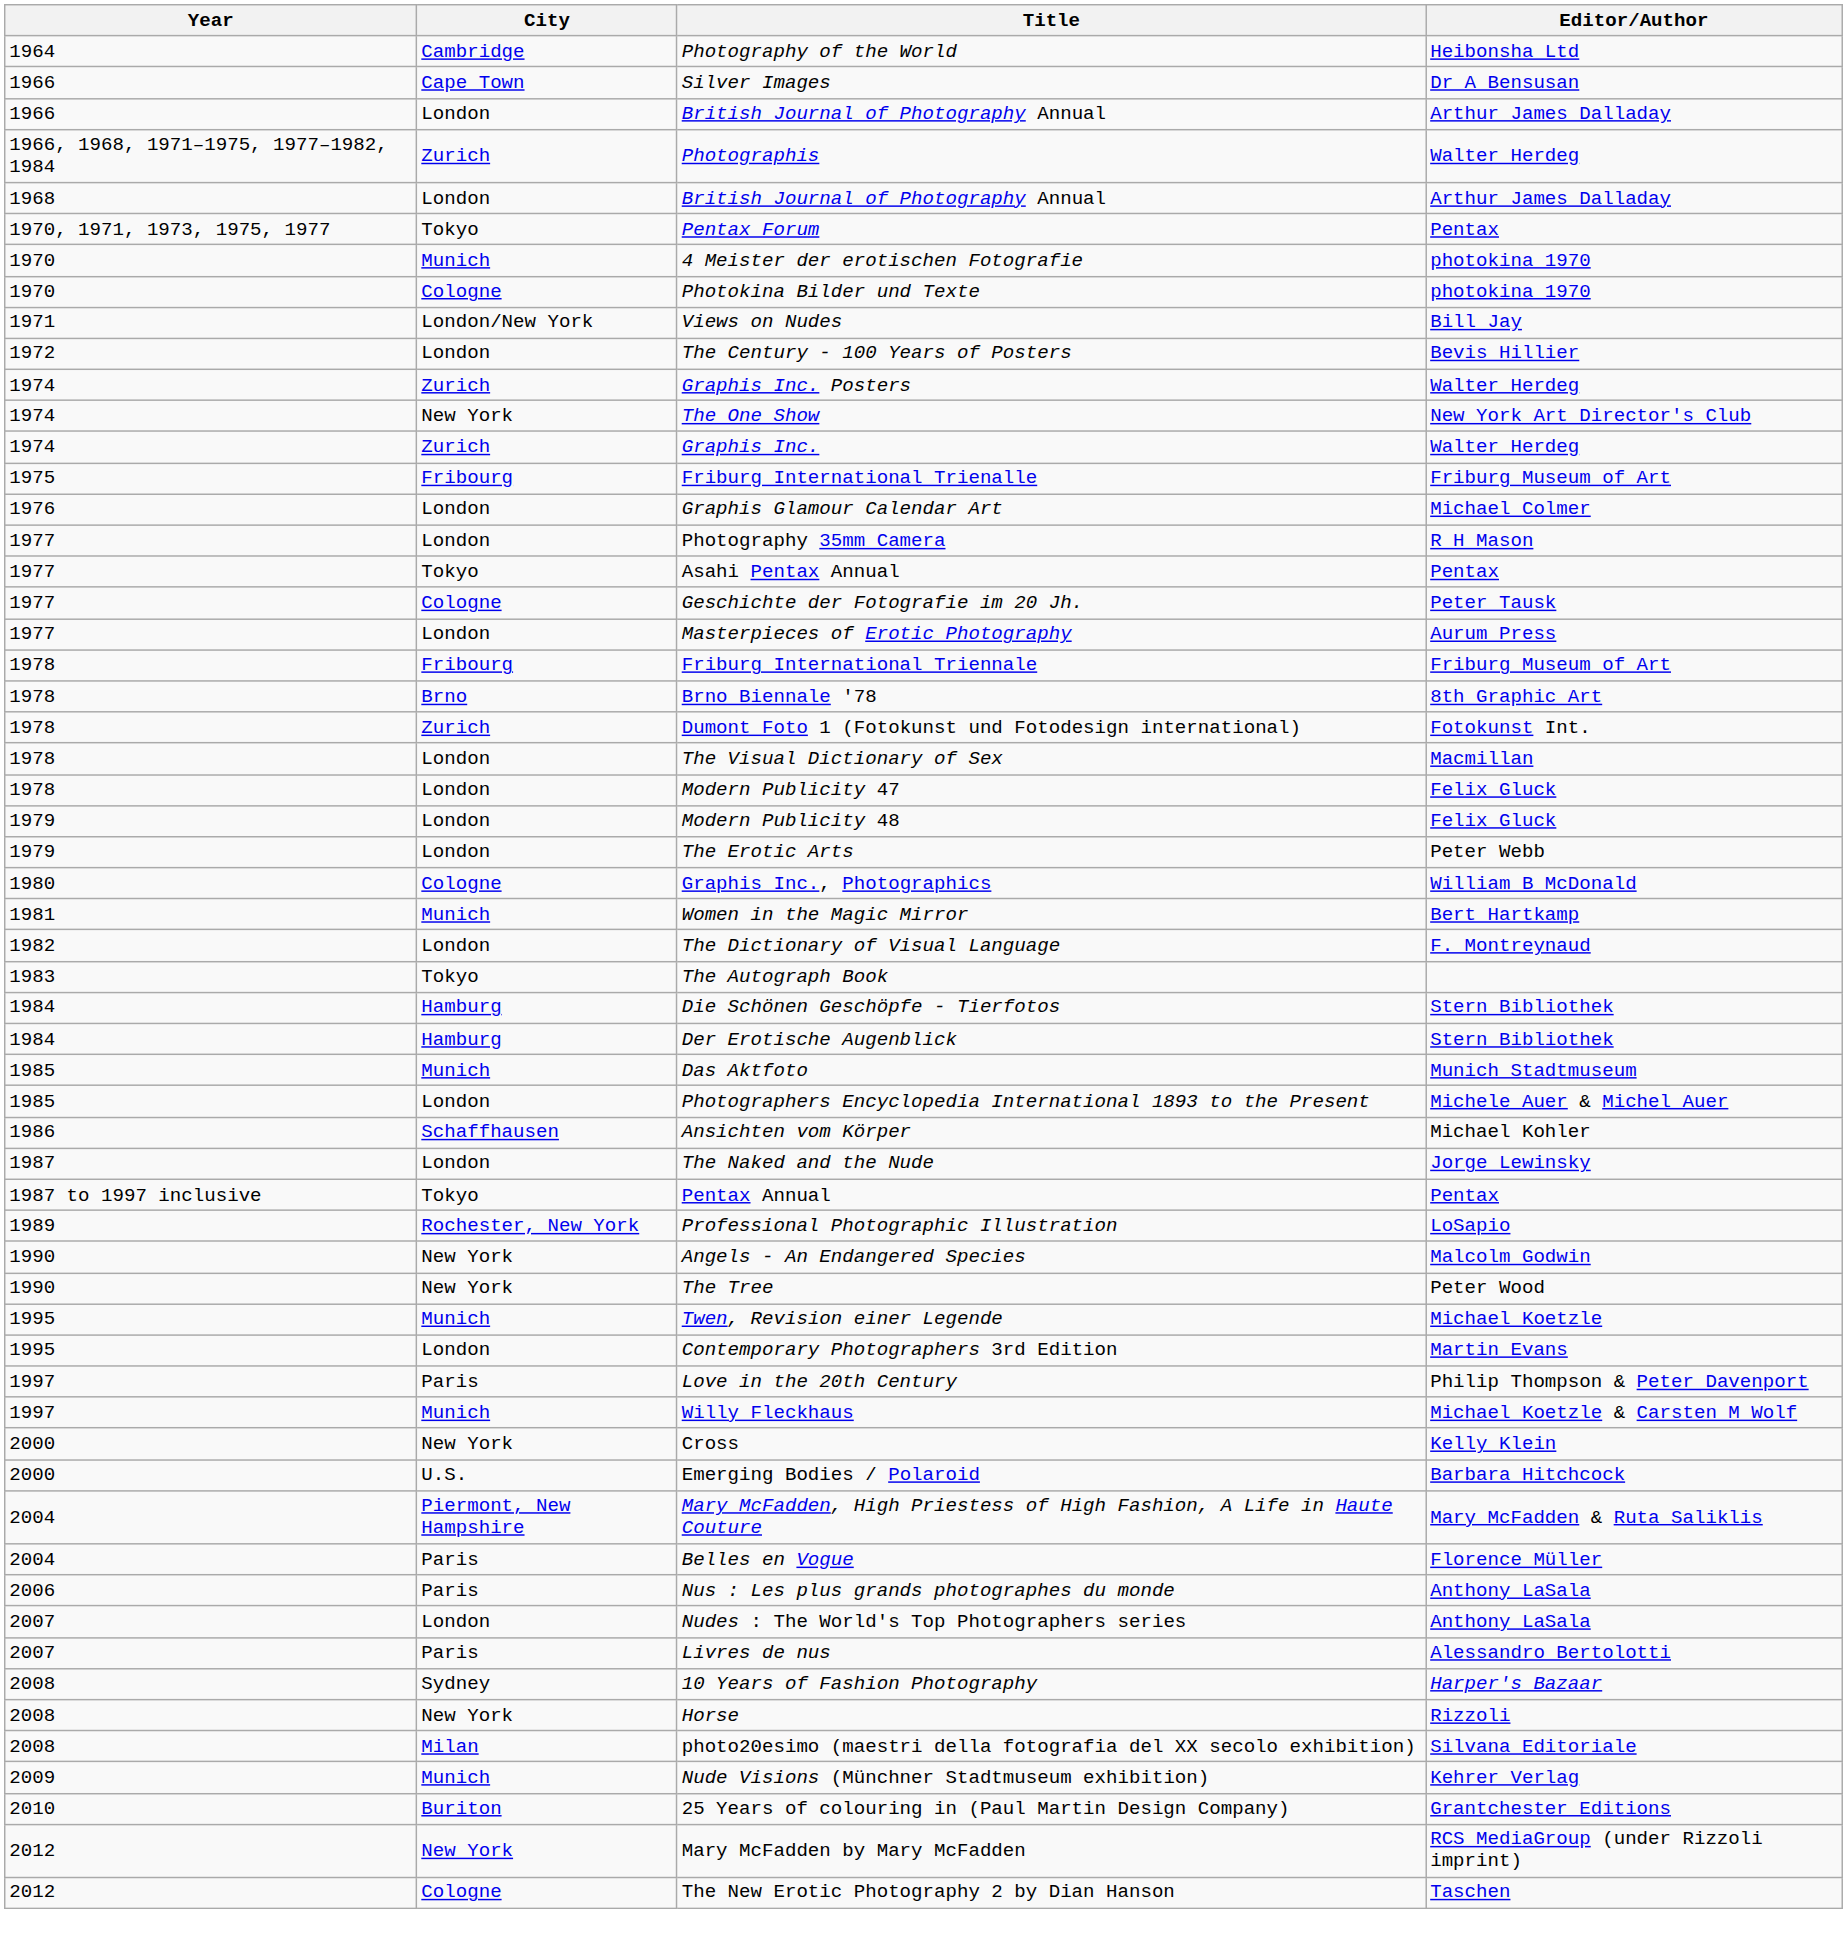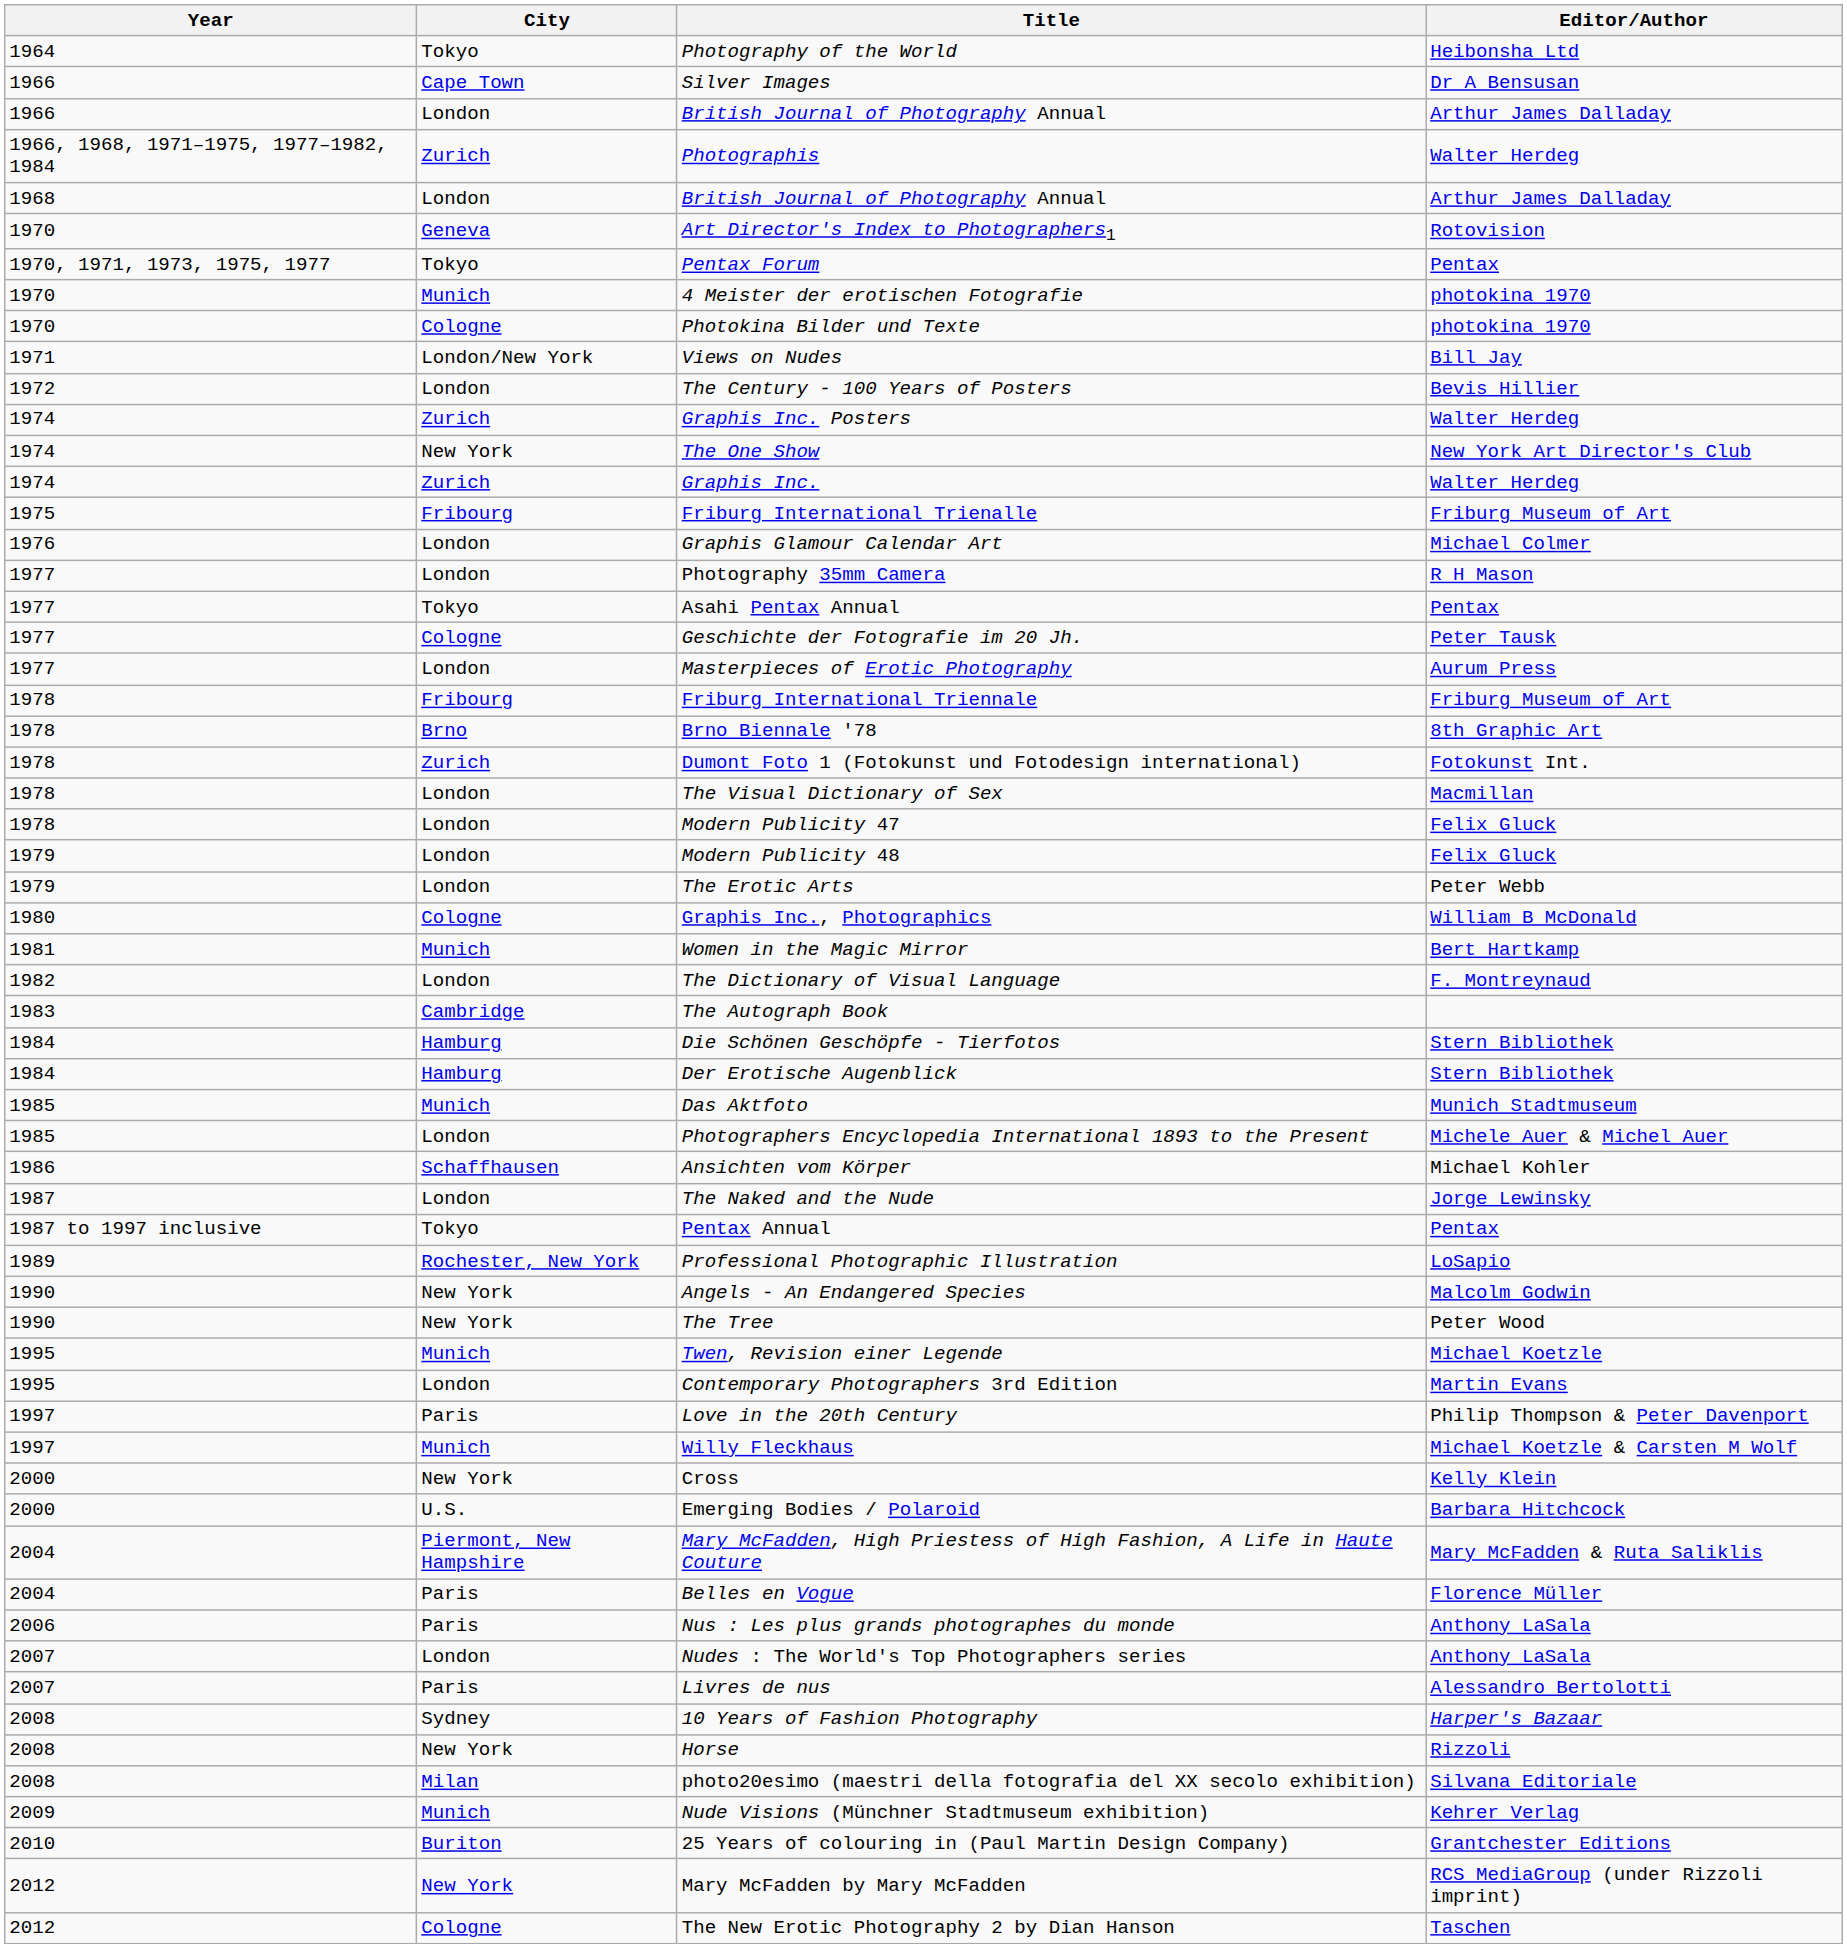(473, 51) Cambridge -> (450, 51) Tokyo
+ row: (32, 231)
(450, 977) Tokyo -> (473, 1012) Cambridge
